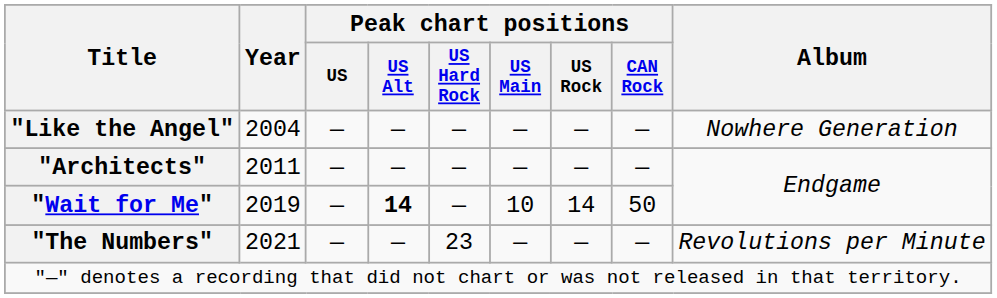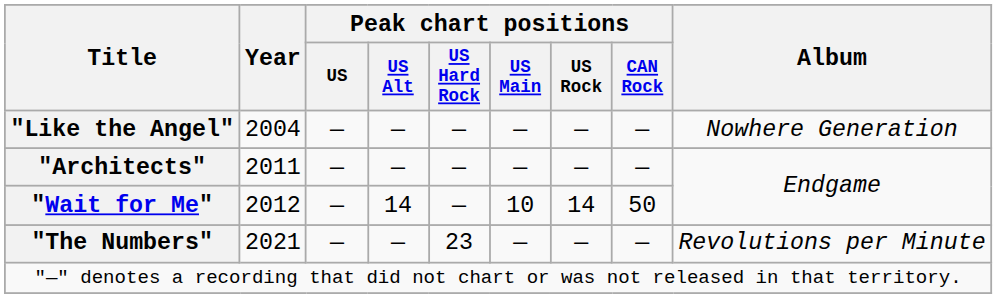(273, 205) 2019 -> (273, 205) 2012
(398, 205) bold -> (398, 205) normal
